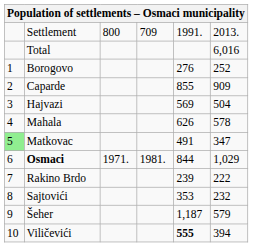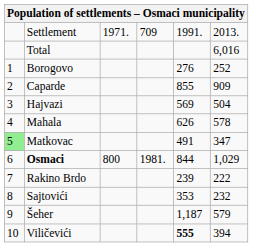(111, 31) 800 -> (116, 31) 1971.
(116, 159) 1971. -> (111, 159) 800
